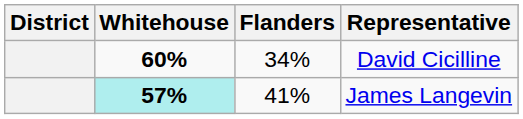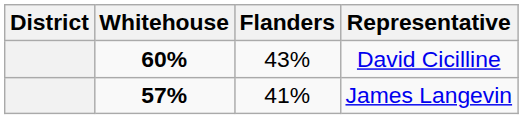(287, 58) 34% -> (287, 58) 43%
(164, 95) paleturquoise background -> (164, 95) no background
